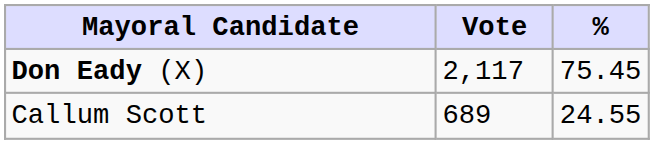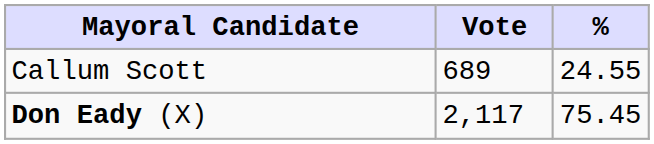rows swapped: (109, 71) <-> (109, 116)
